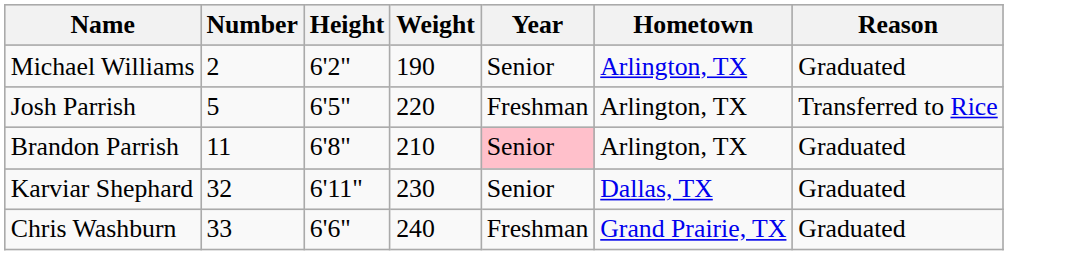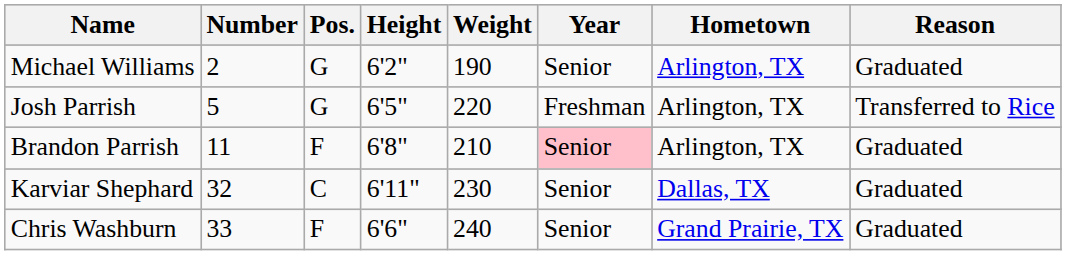+ column: (332, 24)
(538, 229) Freshman -> (577, 229) Senior
